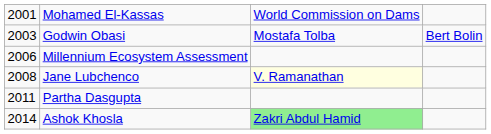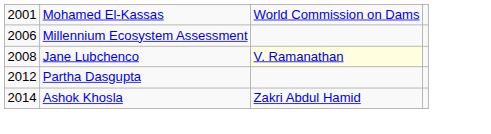- row: (84, 35)
(22, 98) 2011 -> (22, 77) 2012
(307, 118) lightgreen background -> (307, 98) no background
